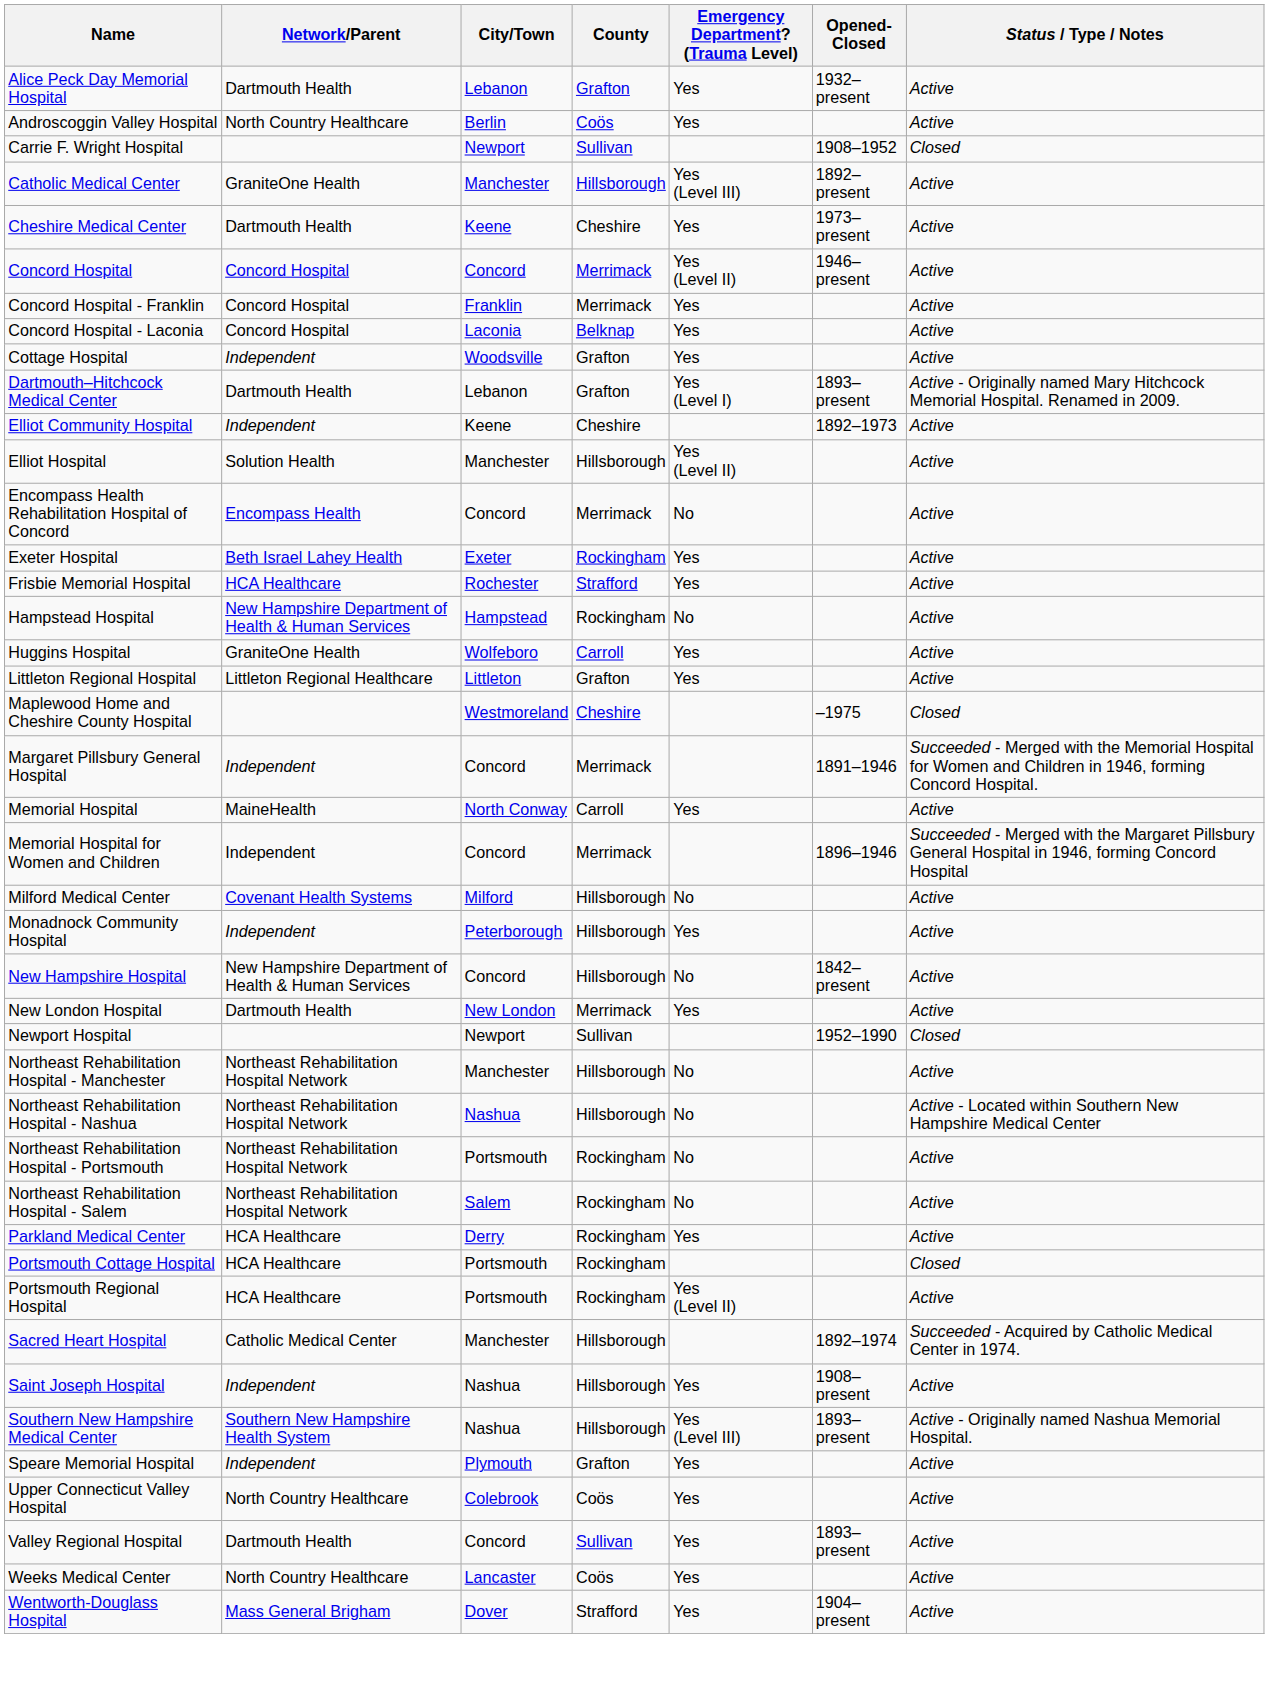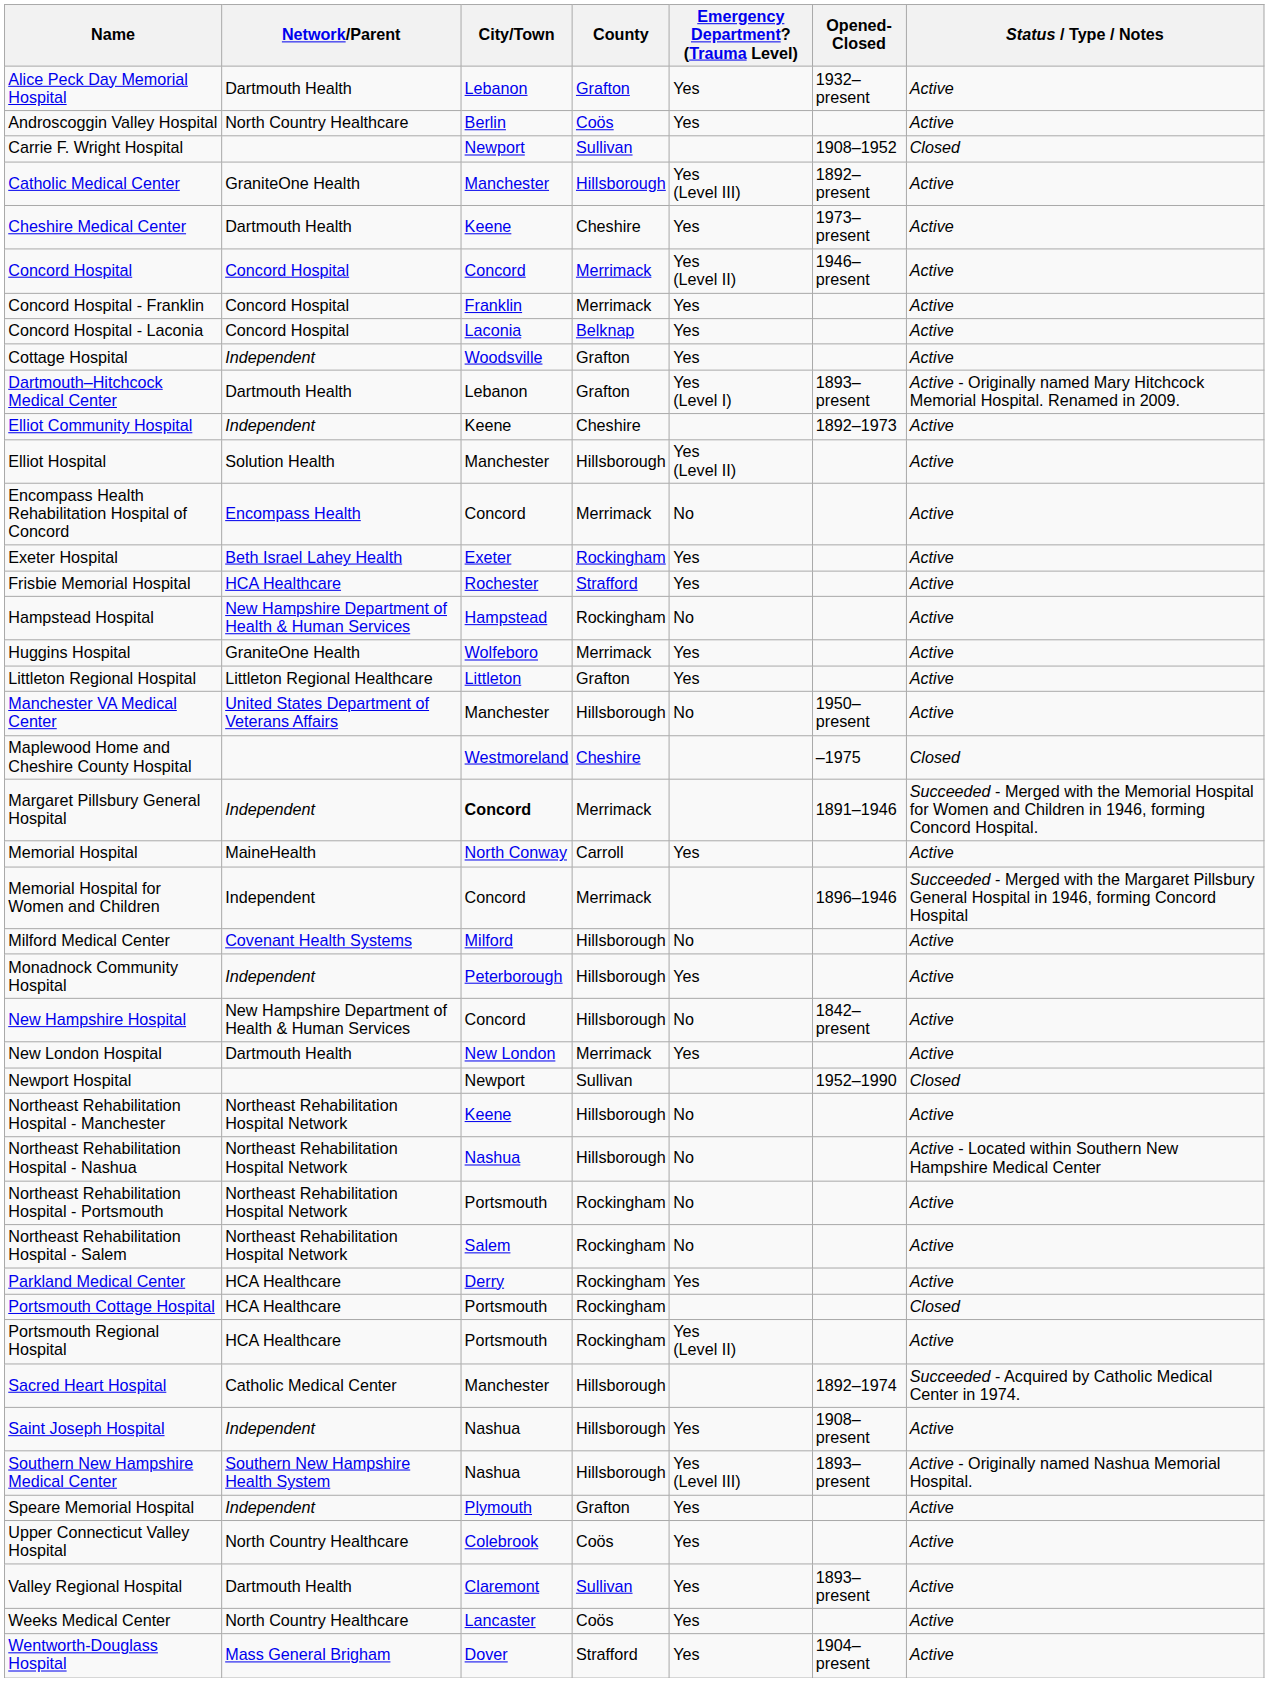(600, 652) Carroll -> (614, 652) Merrimack
+ row: (93, 713)
(495, 766) normal -> (498, 810) bold
(507, 1071) Manchester -> (488, 1115) Keene
(495, 1542) Concord -> (502, 1586) Claremont
